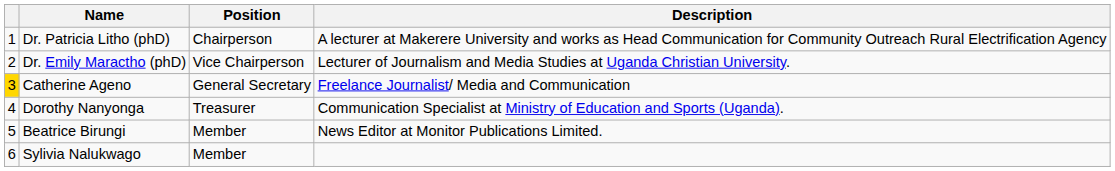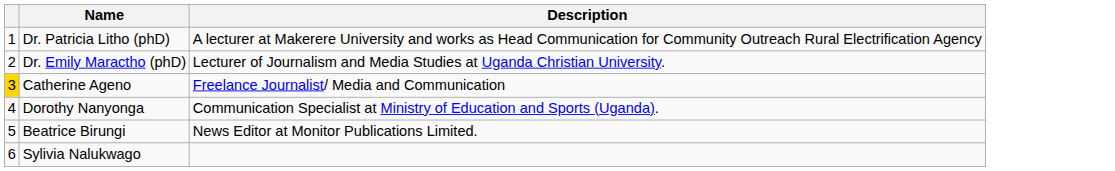- column: (252, 16)
